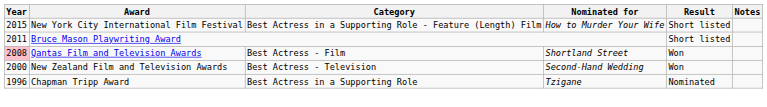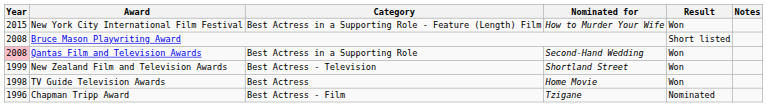(699, 25) Short listed -> (676, 25) Won
(17, 39) 2011 -> (17, 39) 2008
(296, 53) Best Actress - Film -> (332, 53) Best Actress in a Supporting Role
(587, 53) Shortland Street -> (595, 53) Second-Hand Wedding
(17, 67) 2000 -> (17, 67) 1999
(595, 67) Second-Hand Wedding -> (587, 67) Shortland Street
+ row: (98, 81)
(332, 81) Best Actress in a Supporting Role -> (296, 95) Best Actress - Film
